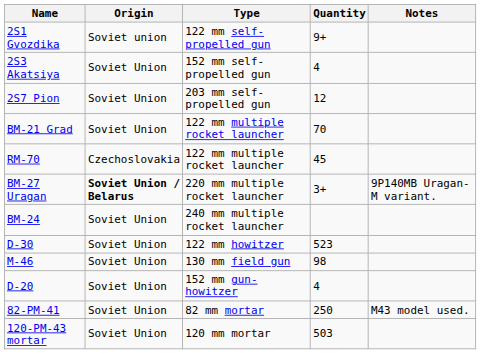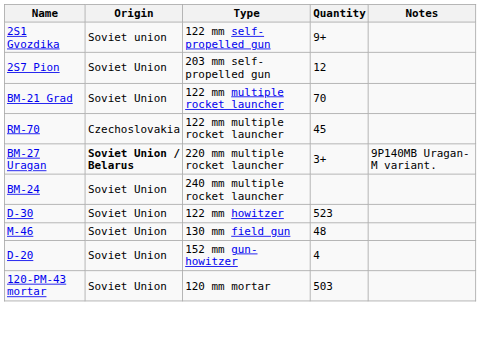- row: (33, 68)
(320, 262) 98 -> (320, 231) 48
- row: (33, 310)
